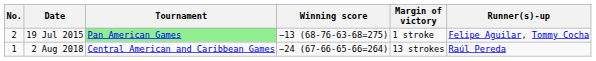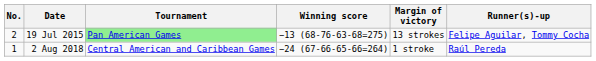(413, 35) 1 stroke -> (418, 35) 13 strokes
(418, 49) 13 strokes -> (413, 49) 1 stroke
